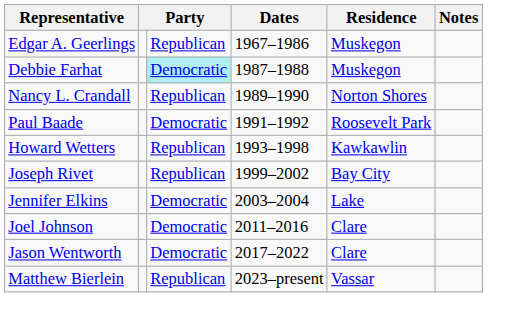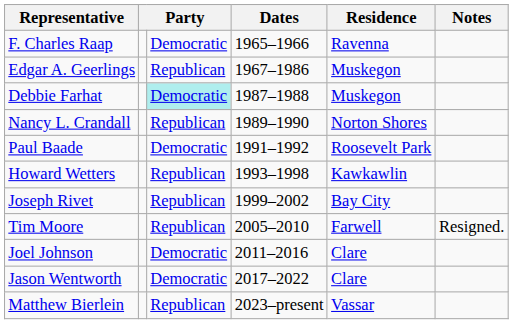+ row: (61, 43)
- row: (58, 200)
+ row: (46, 226)
